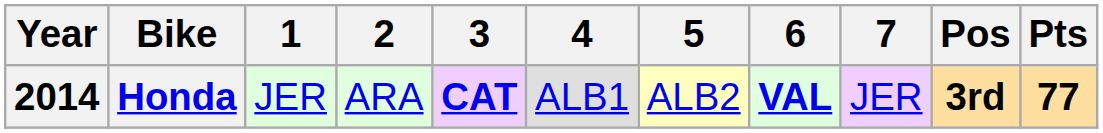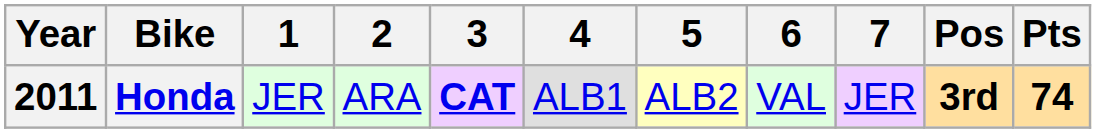(57, 95) 2014 -> (56, 95) 2011
(795, 95) bold -> (791, 95) normal
(1058, 95) 77 -> (1052, 95) 74
